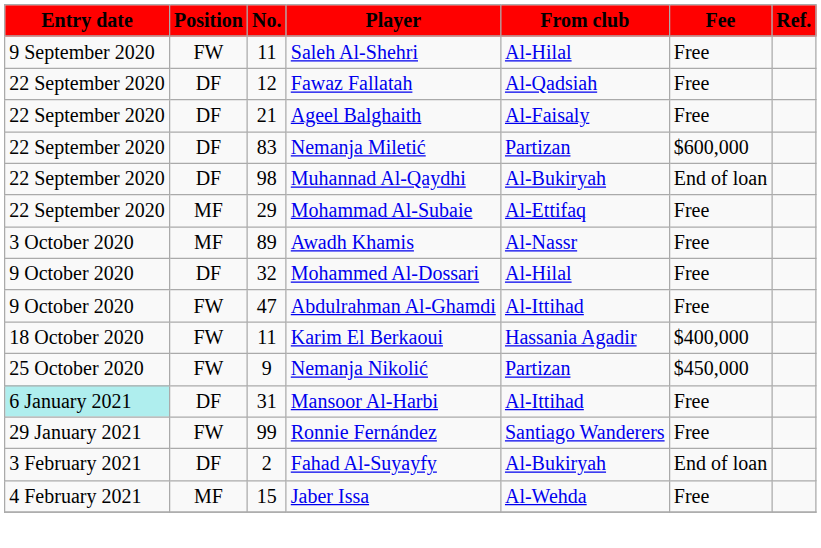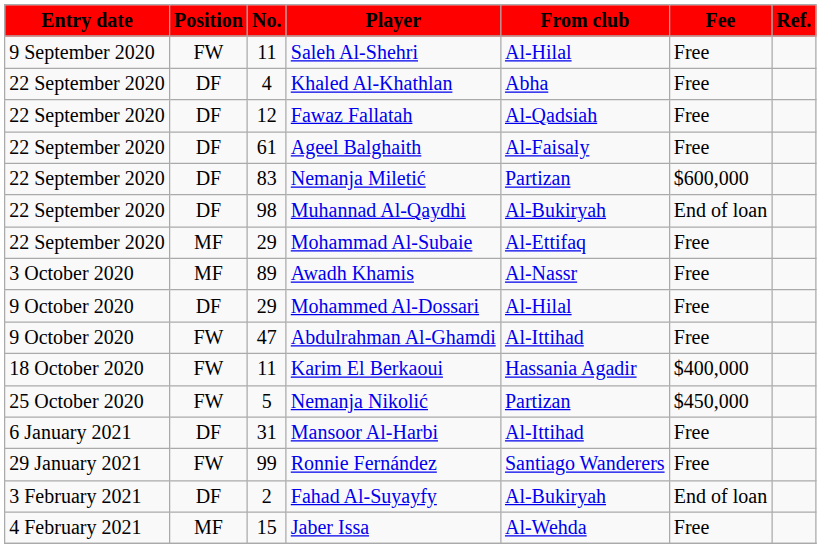+ row: (372, 83)
(267, 115) 21 -> (267, 147) 61
(267, 274) 32 -> (267, 305) 29
(267, 369) 9 -> (267, 400) 5
(70, 400) paleturquoise background -> (70, 432) no background
